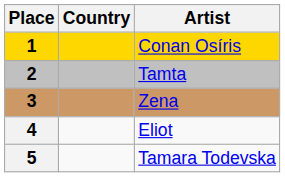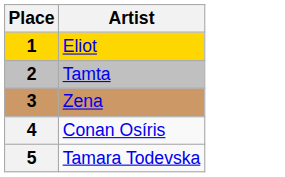- column: (96, 18)
(190, 46) Conan Osíris -> (80, 46) Eliot
(155, 130) Eliot -> (114, 130) Conan Osíris
